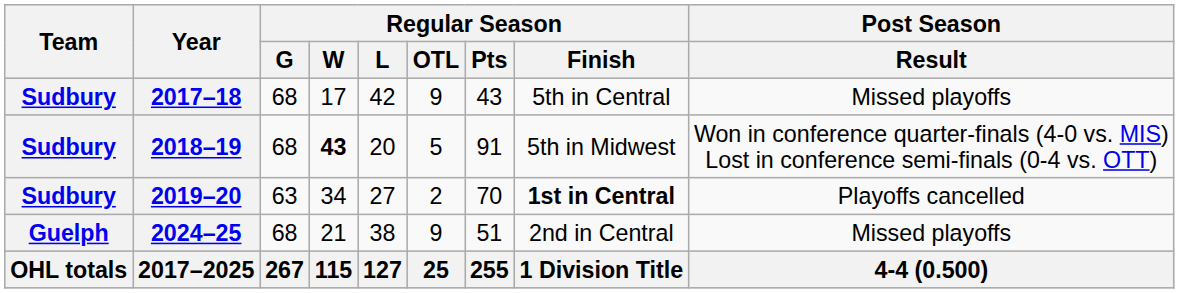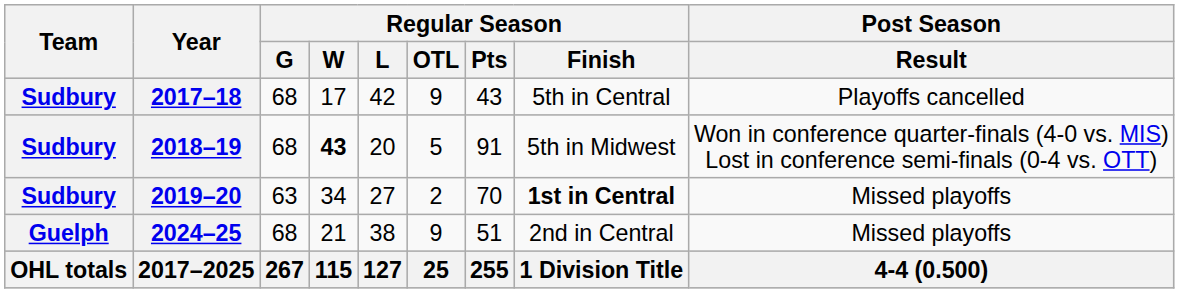(931, 97) Missed playoffs -> (931, 97) Playoffs cancelled
(931, 197) Playoffs cancelled -> (931, 197) Missed playoffs
